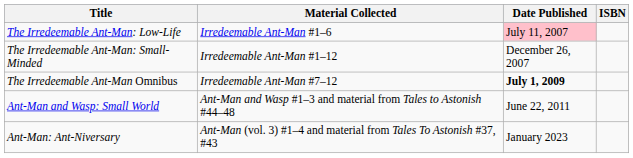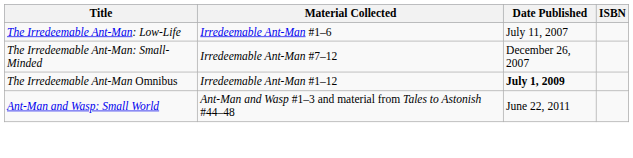(537, 31) pink background -> (537, 31) no background
(269, 56) Irredeemable Ant-Man #1–12 -> (269, 56) Irredeemable Ant-Man #7–12
(269, 81) Irredeemable Ant-Man #7–12 -> (269, 81) Irredeemable Ant-Man #1–12
- row: (63, 137)
